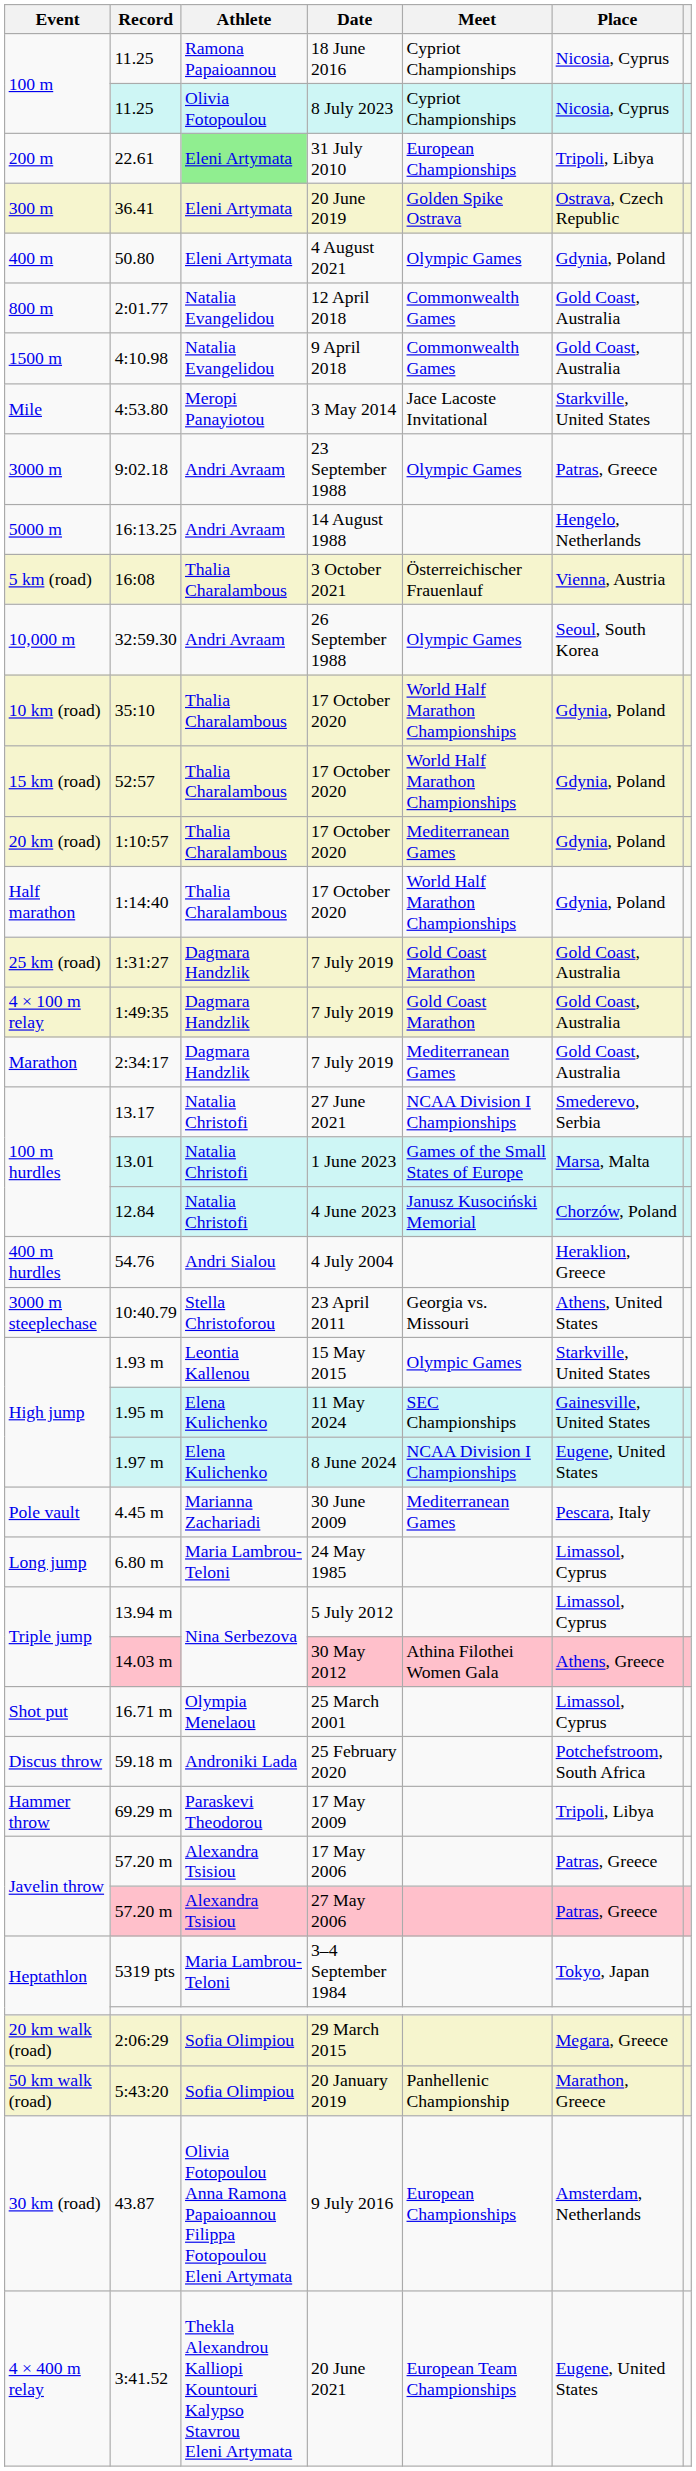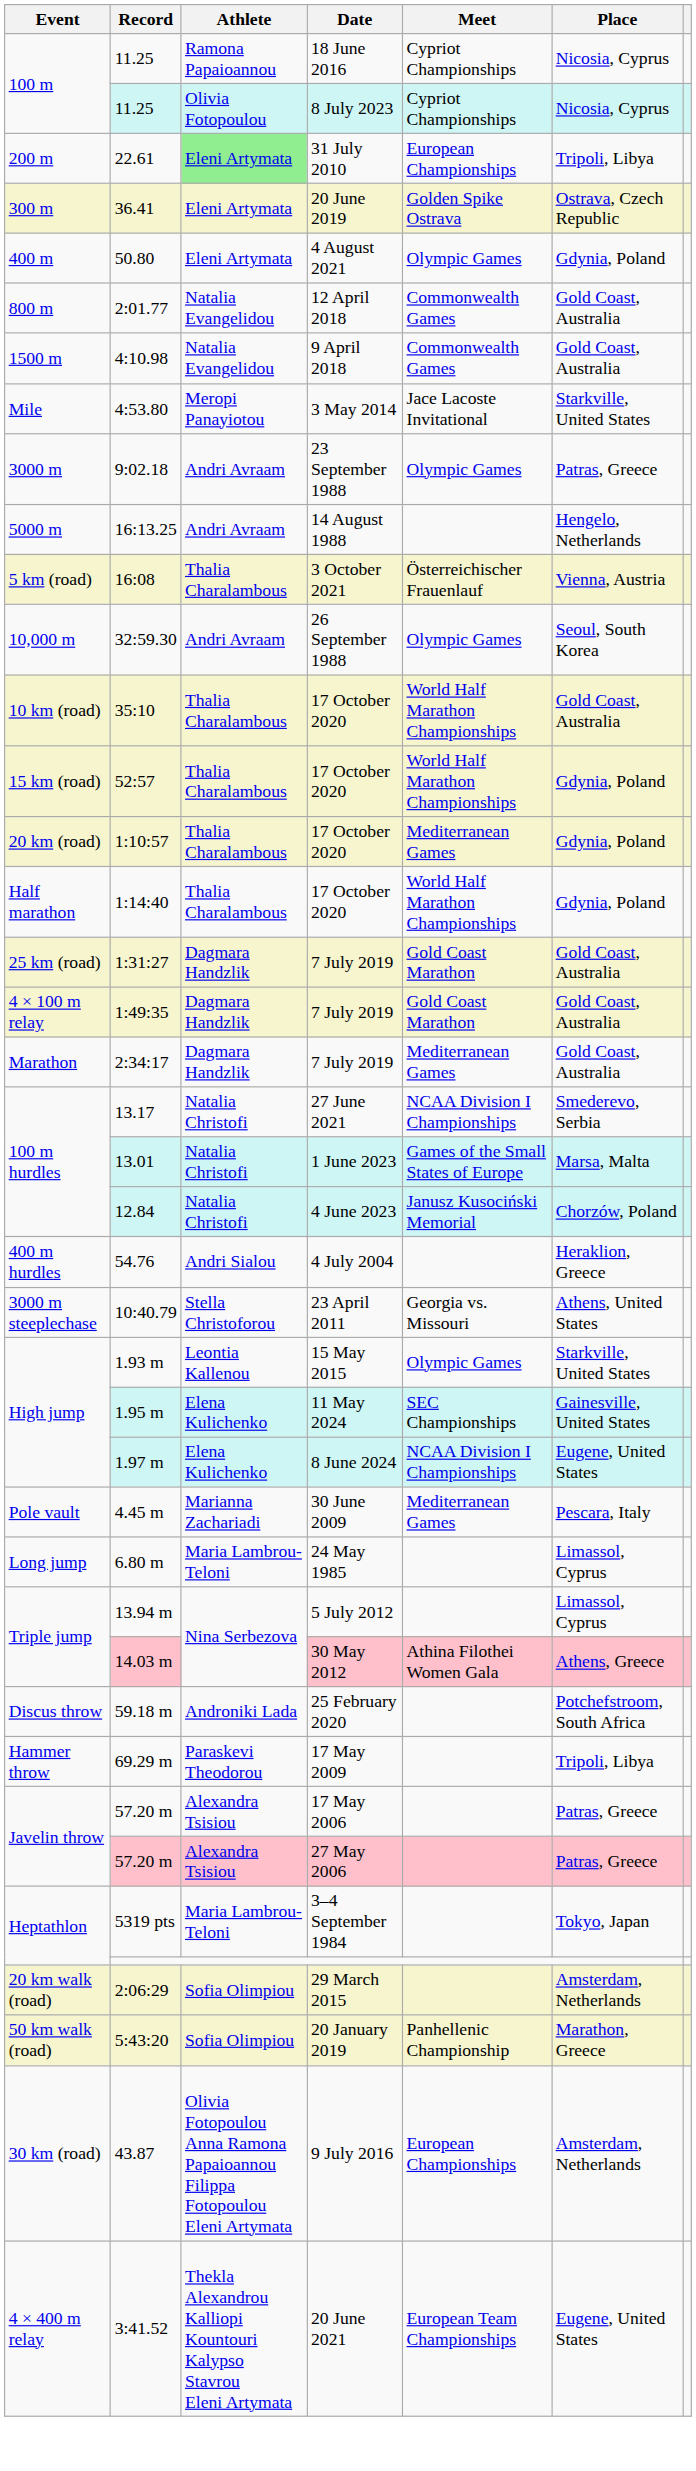(610, 710) Gdynia, Poland -> (598, 710) Gold Coast, Australia
- row: (144, 1711)
(612, 2040) Megara, Greece -> (599, 1990) Amsterdam, Netherlands
